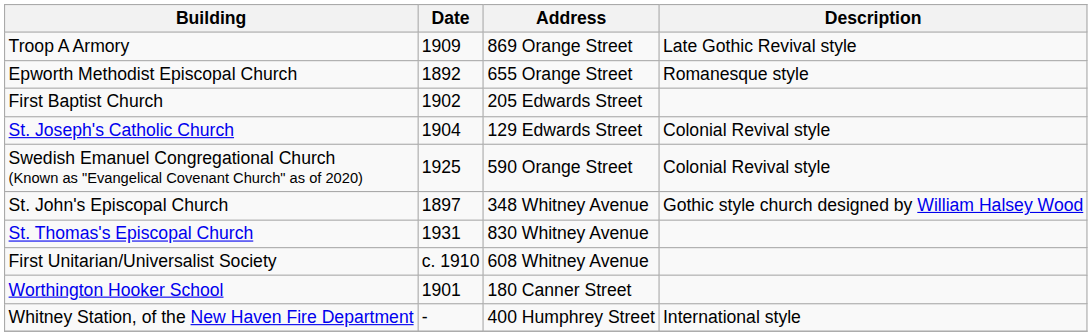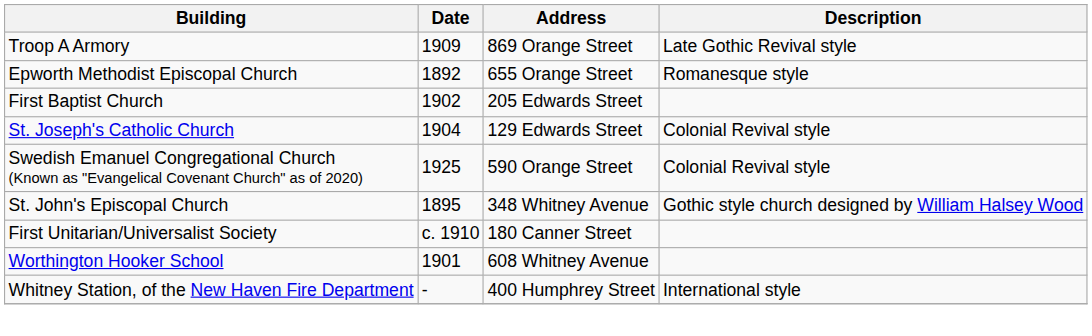(441, 205) 1897 -> (441, 205) 1895
- row: (131, 233)
(568, 261) 608 Whitney Avenue -> (559, 233) 180 Canner Street
(559, 289) 180 Canner Street -> (568, 261) 608 Whitney Avenue
